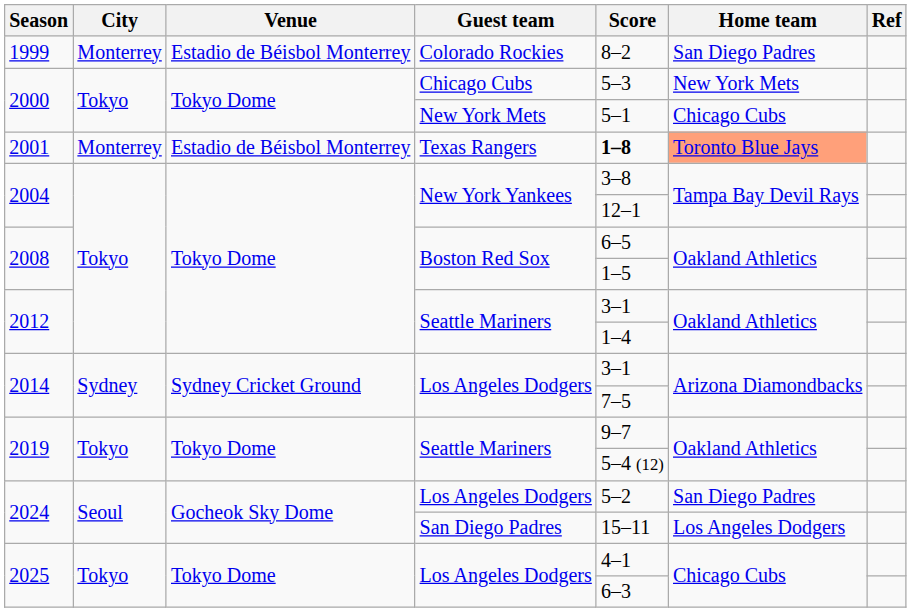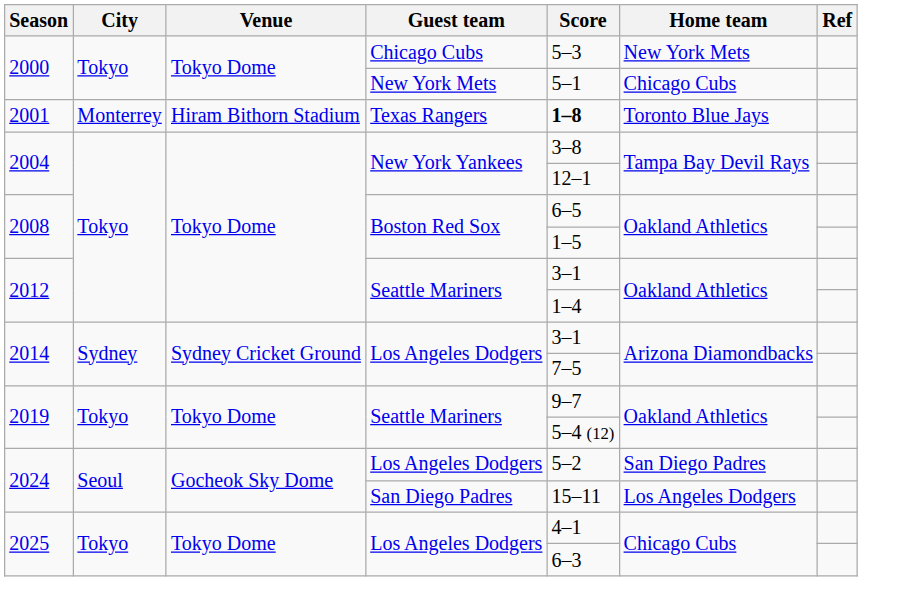- row: (29, 52)
(291, 147) Estadio de Béisbol Monterrey -> (265, 115) Hiram Bithorn Stadium
(746, 147) lightsalmon background -> (696, 115) no background
